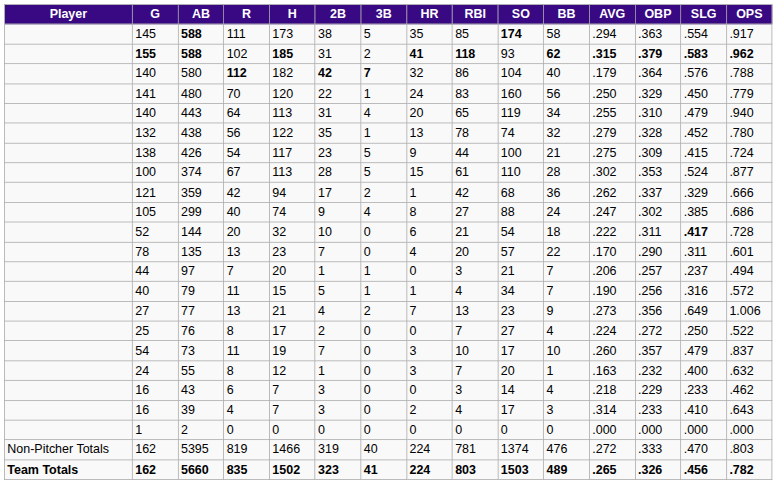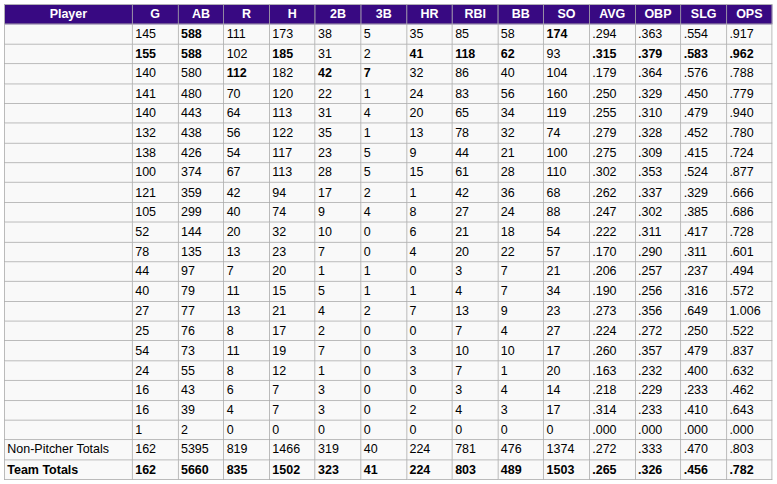columns swapped: (567, 14) <-> (521, 14)
(696, 232) bold -> (696, 232) normal
